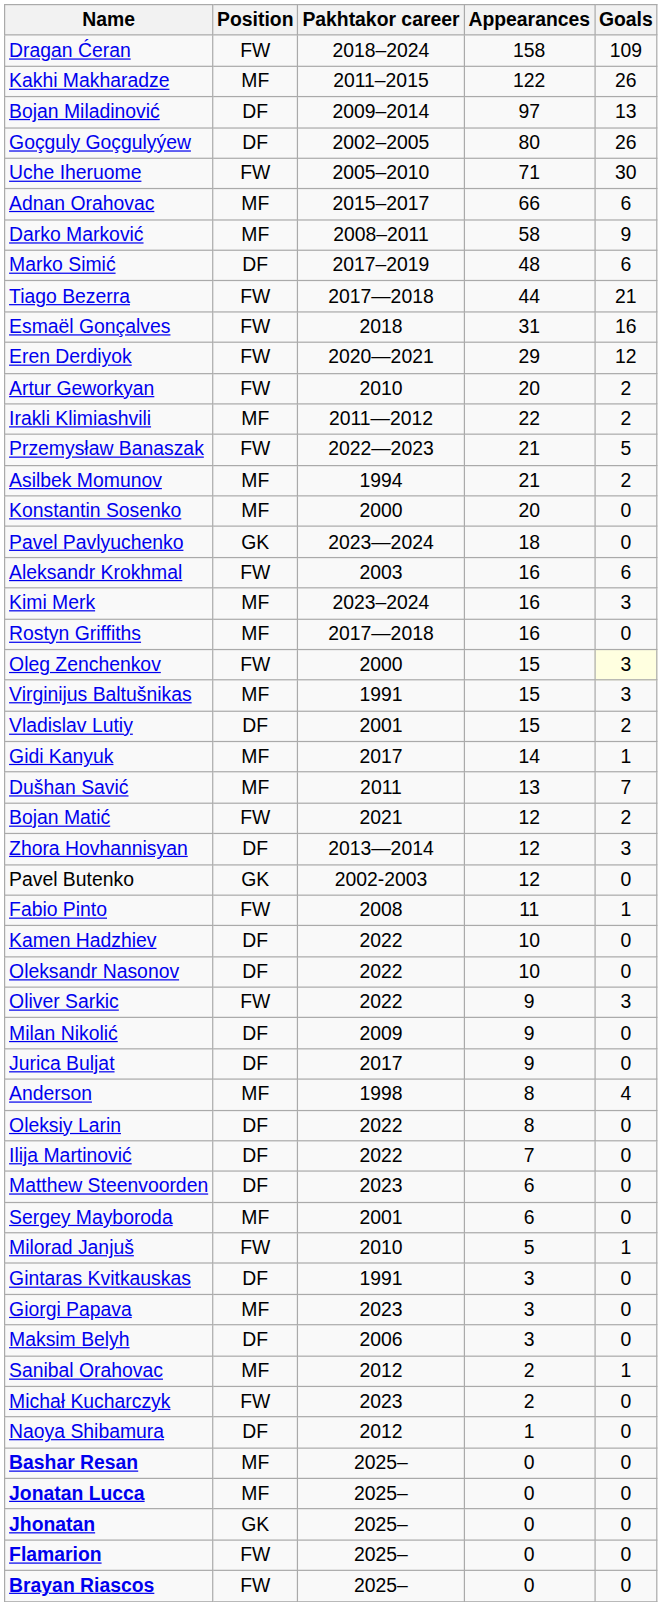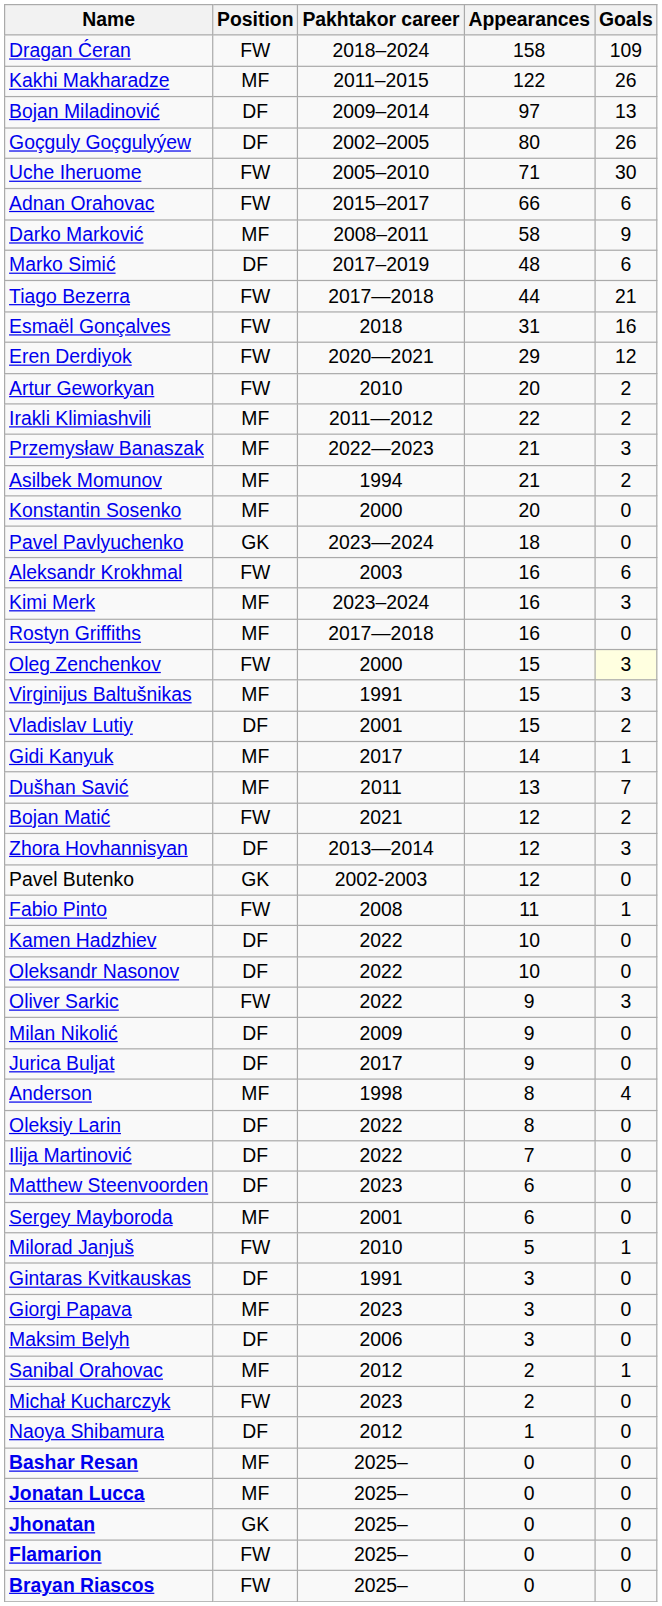(255, 204) MF -> (255, 204) FW
(255, 449) FW -> (255, 449) MF
(626, 449) 5 -> (626, 449) 3
